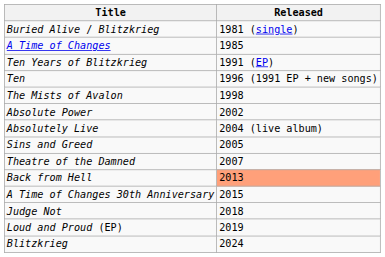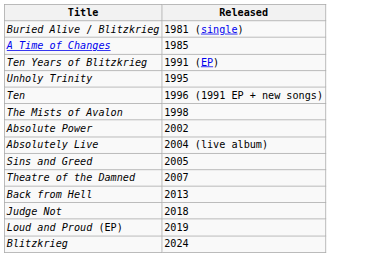+ row: (50, 79)
(231, 178) lightsalmon background -> (176, 194) no background
- row: (111, 194)
